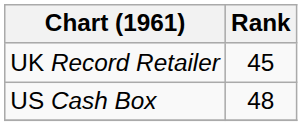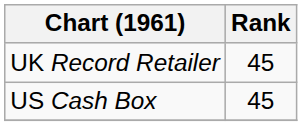(261, 100) 48 -> (261, 100) 45
